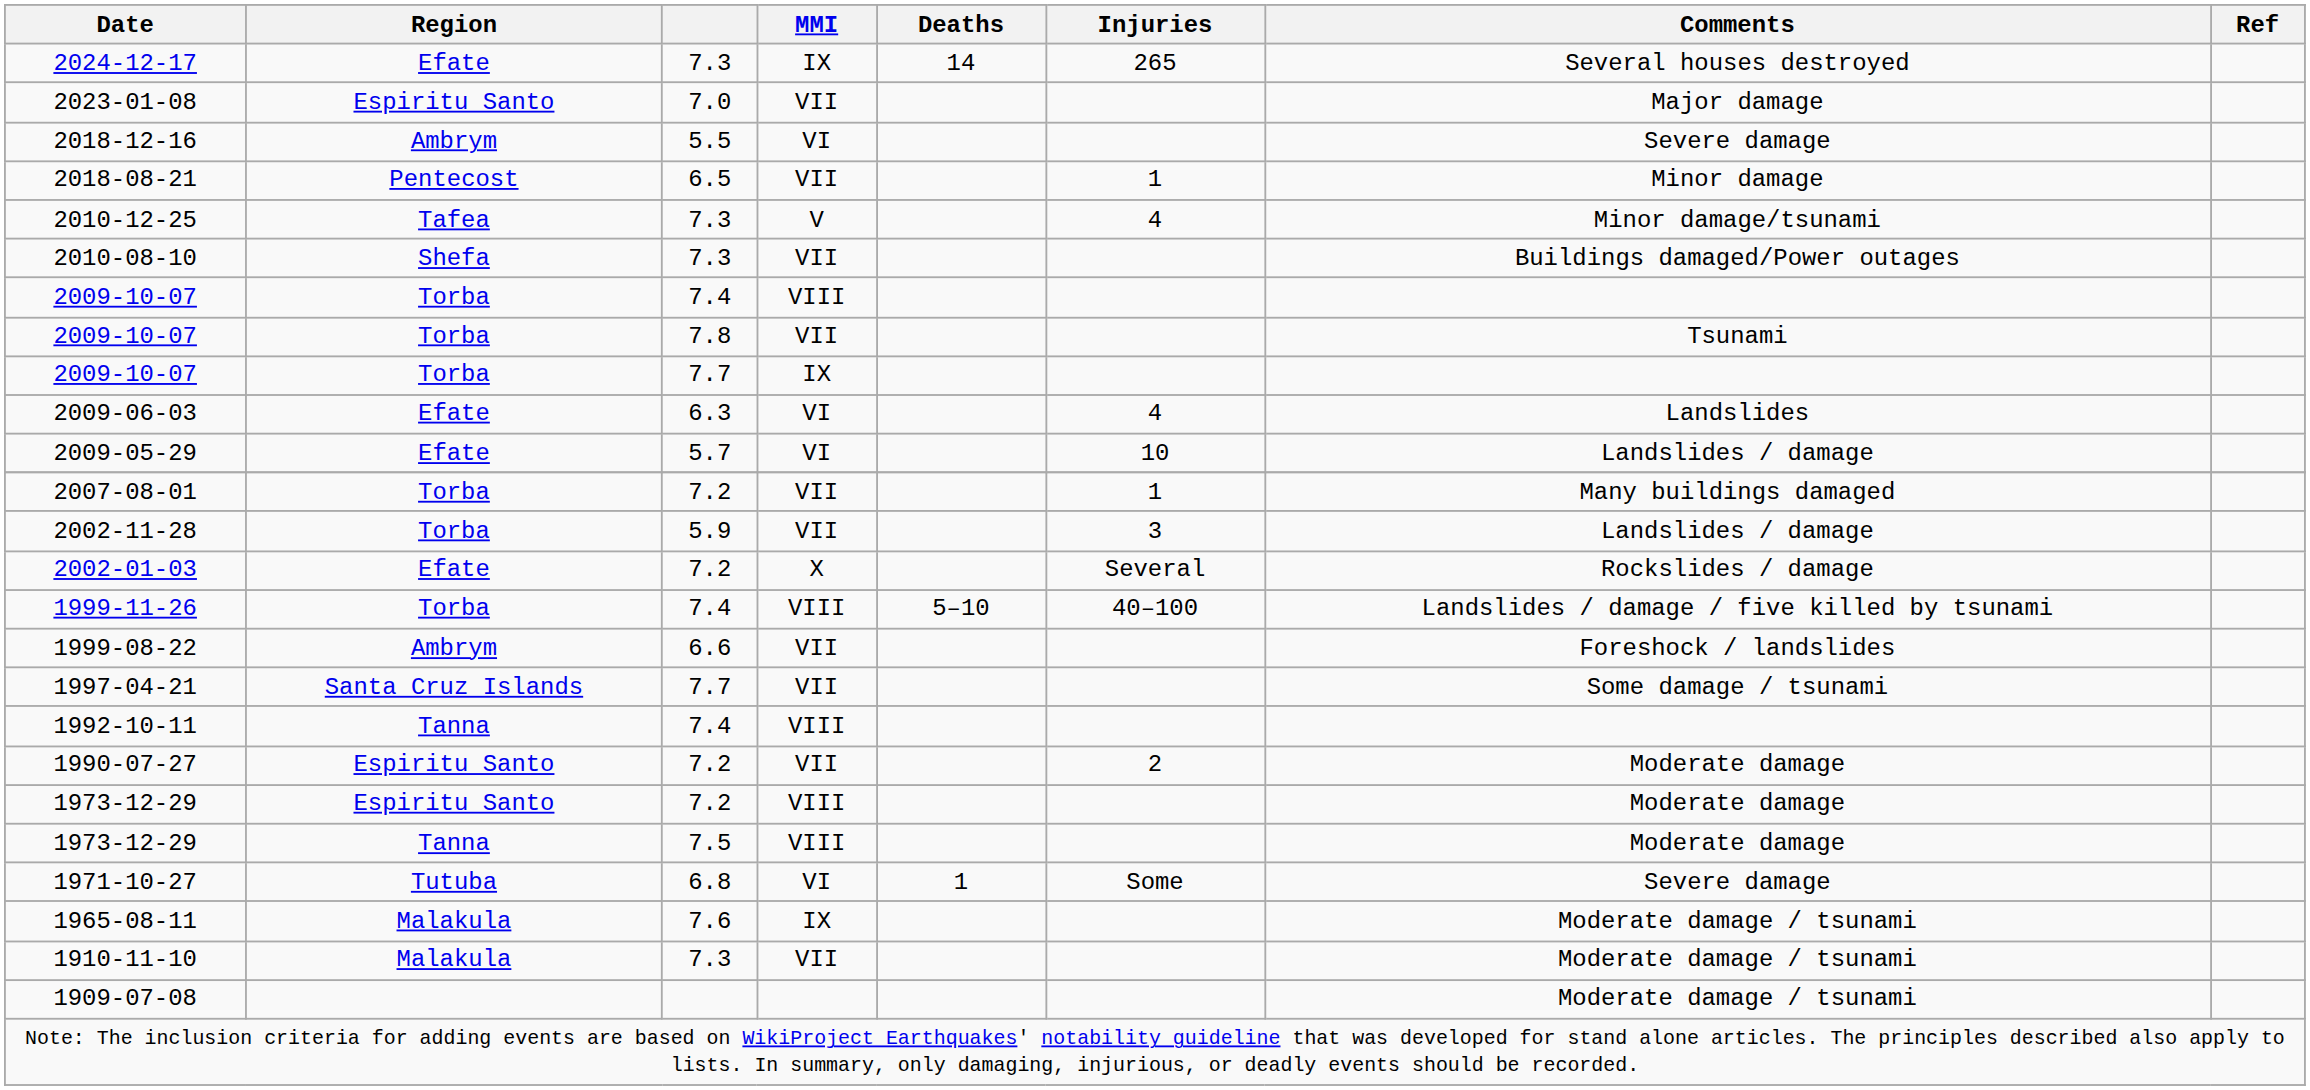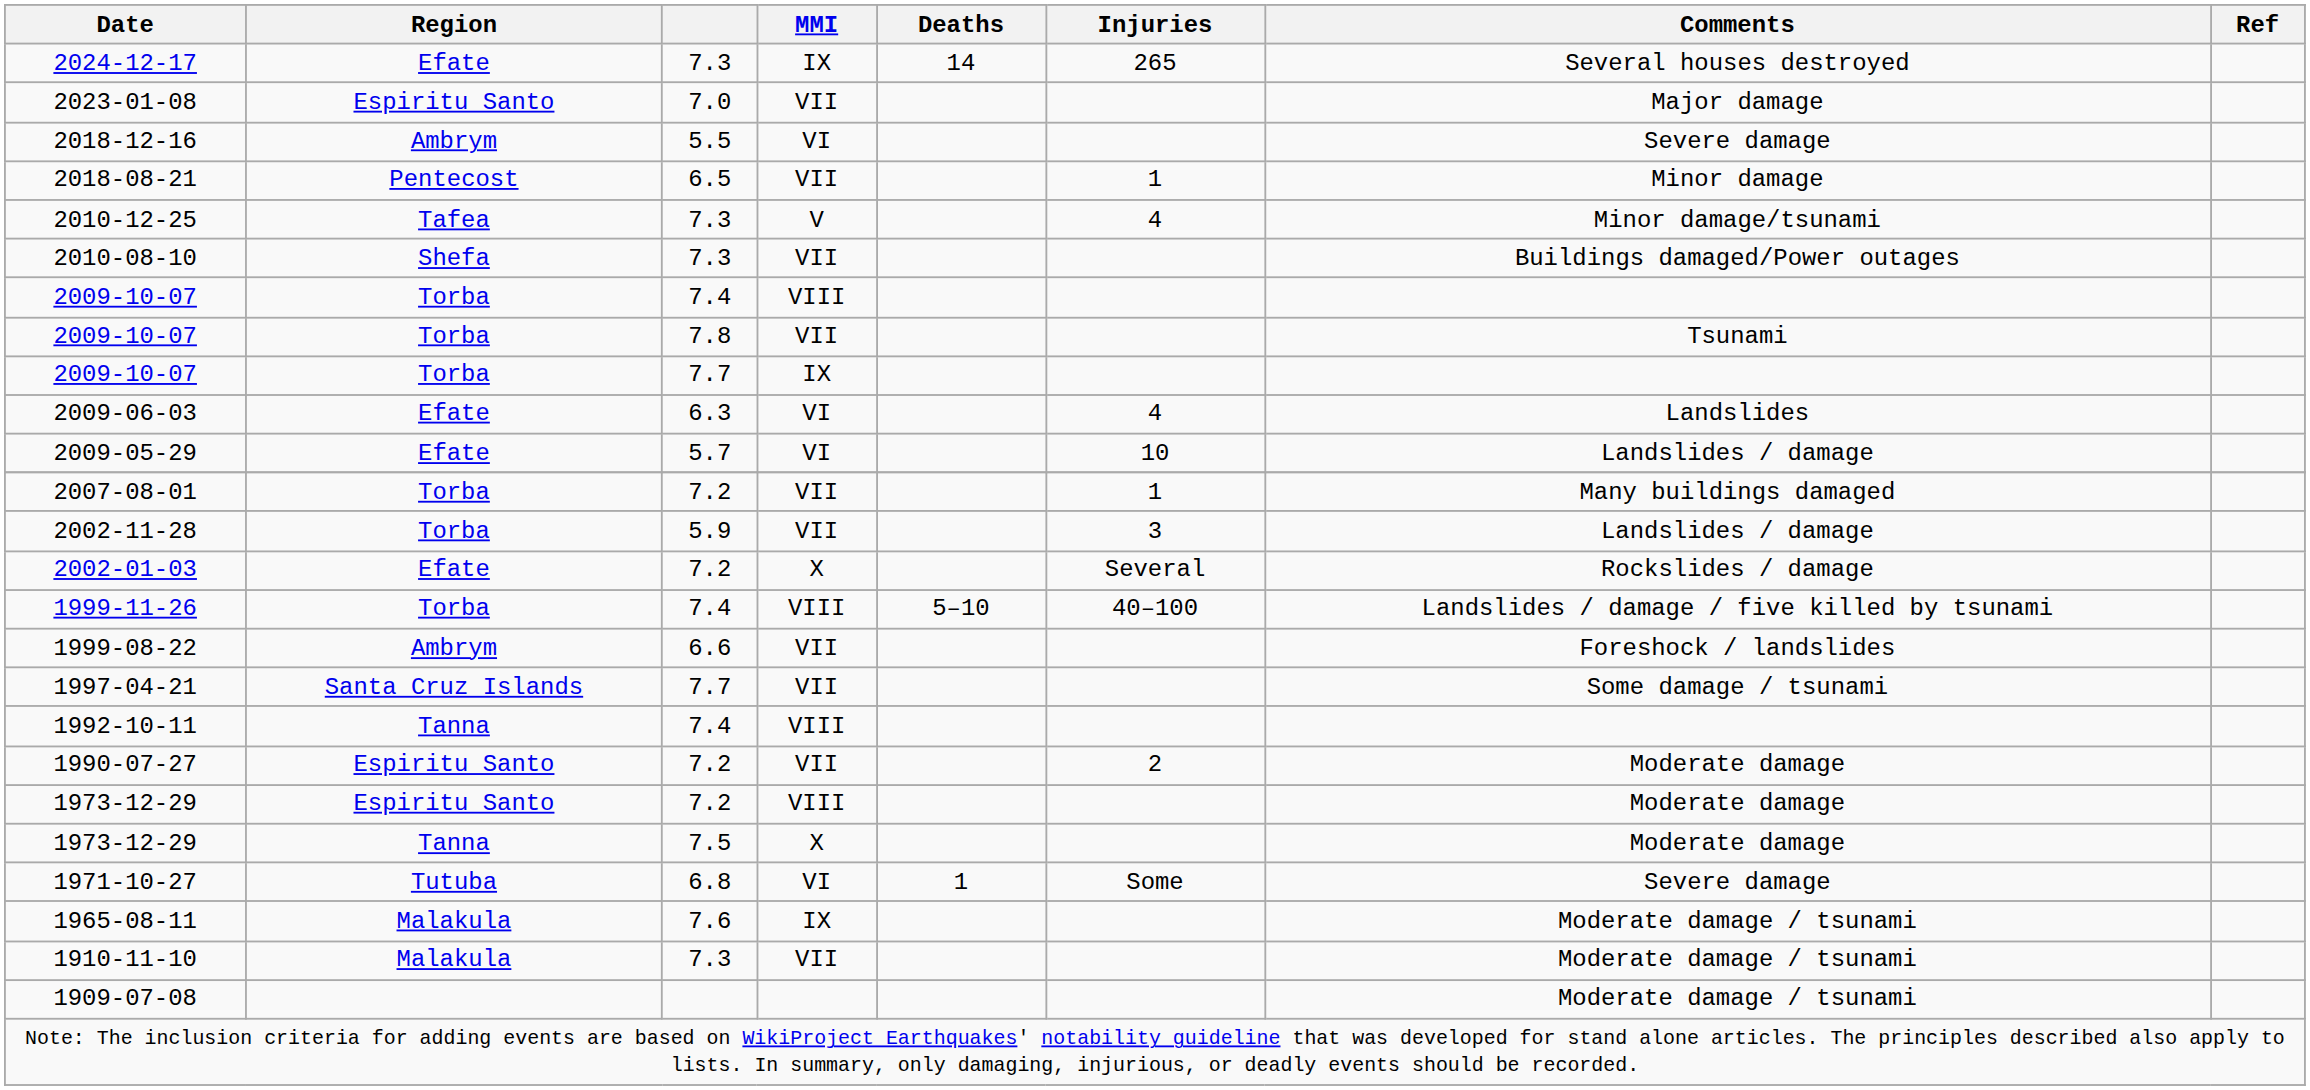(817, 843) VIII -> (817, 843) X
